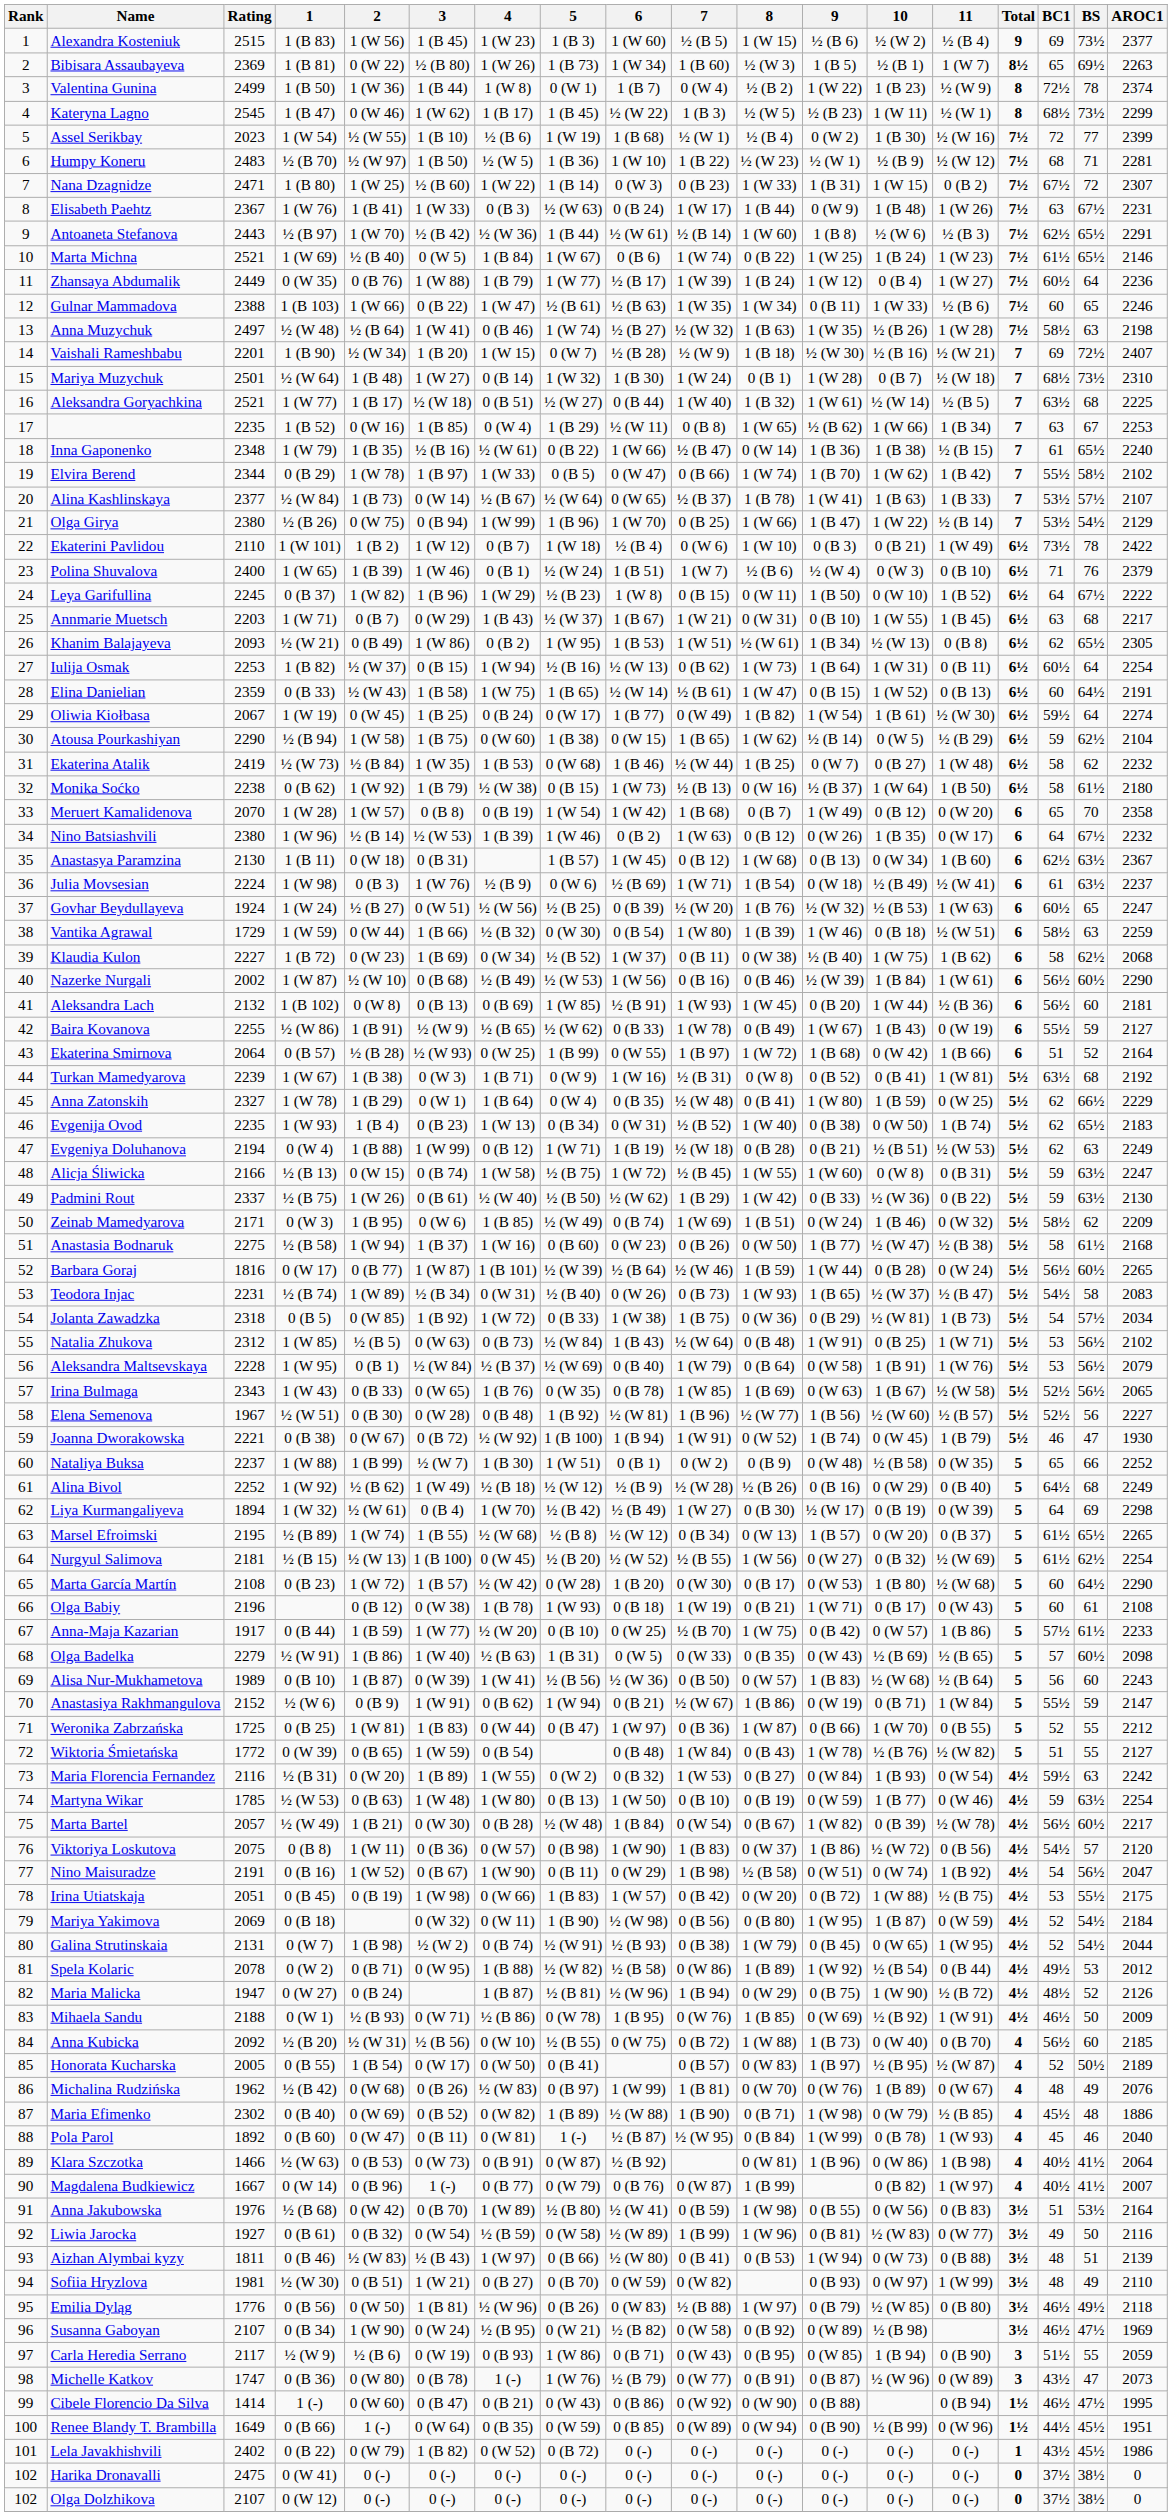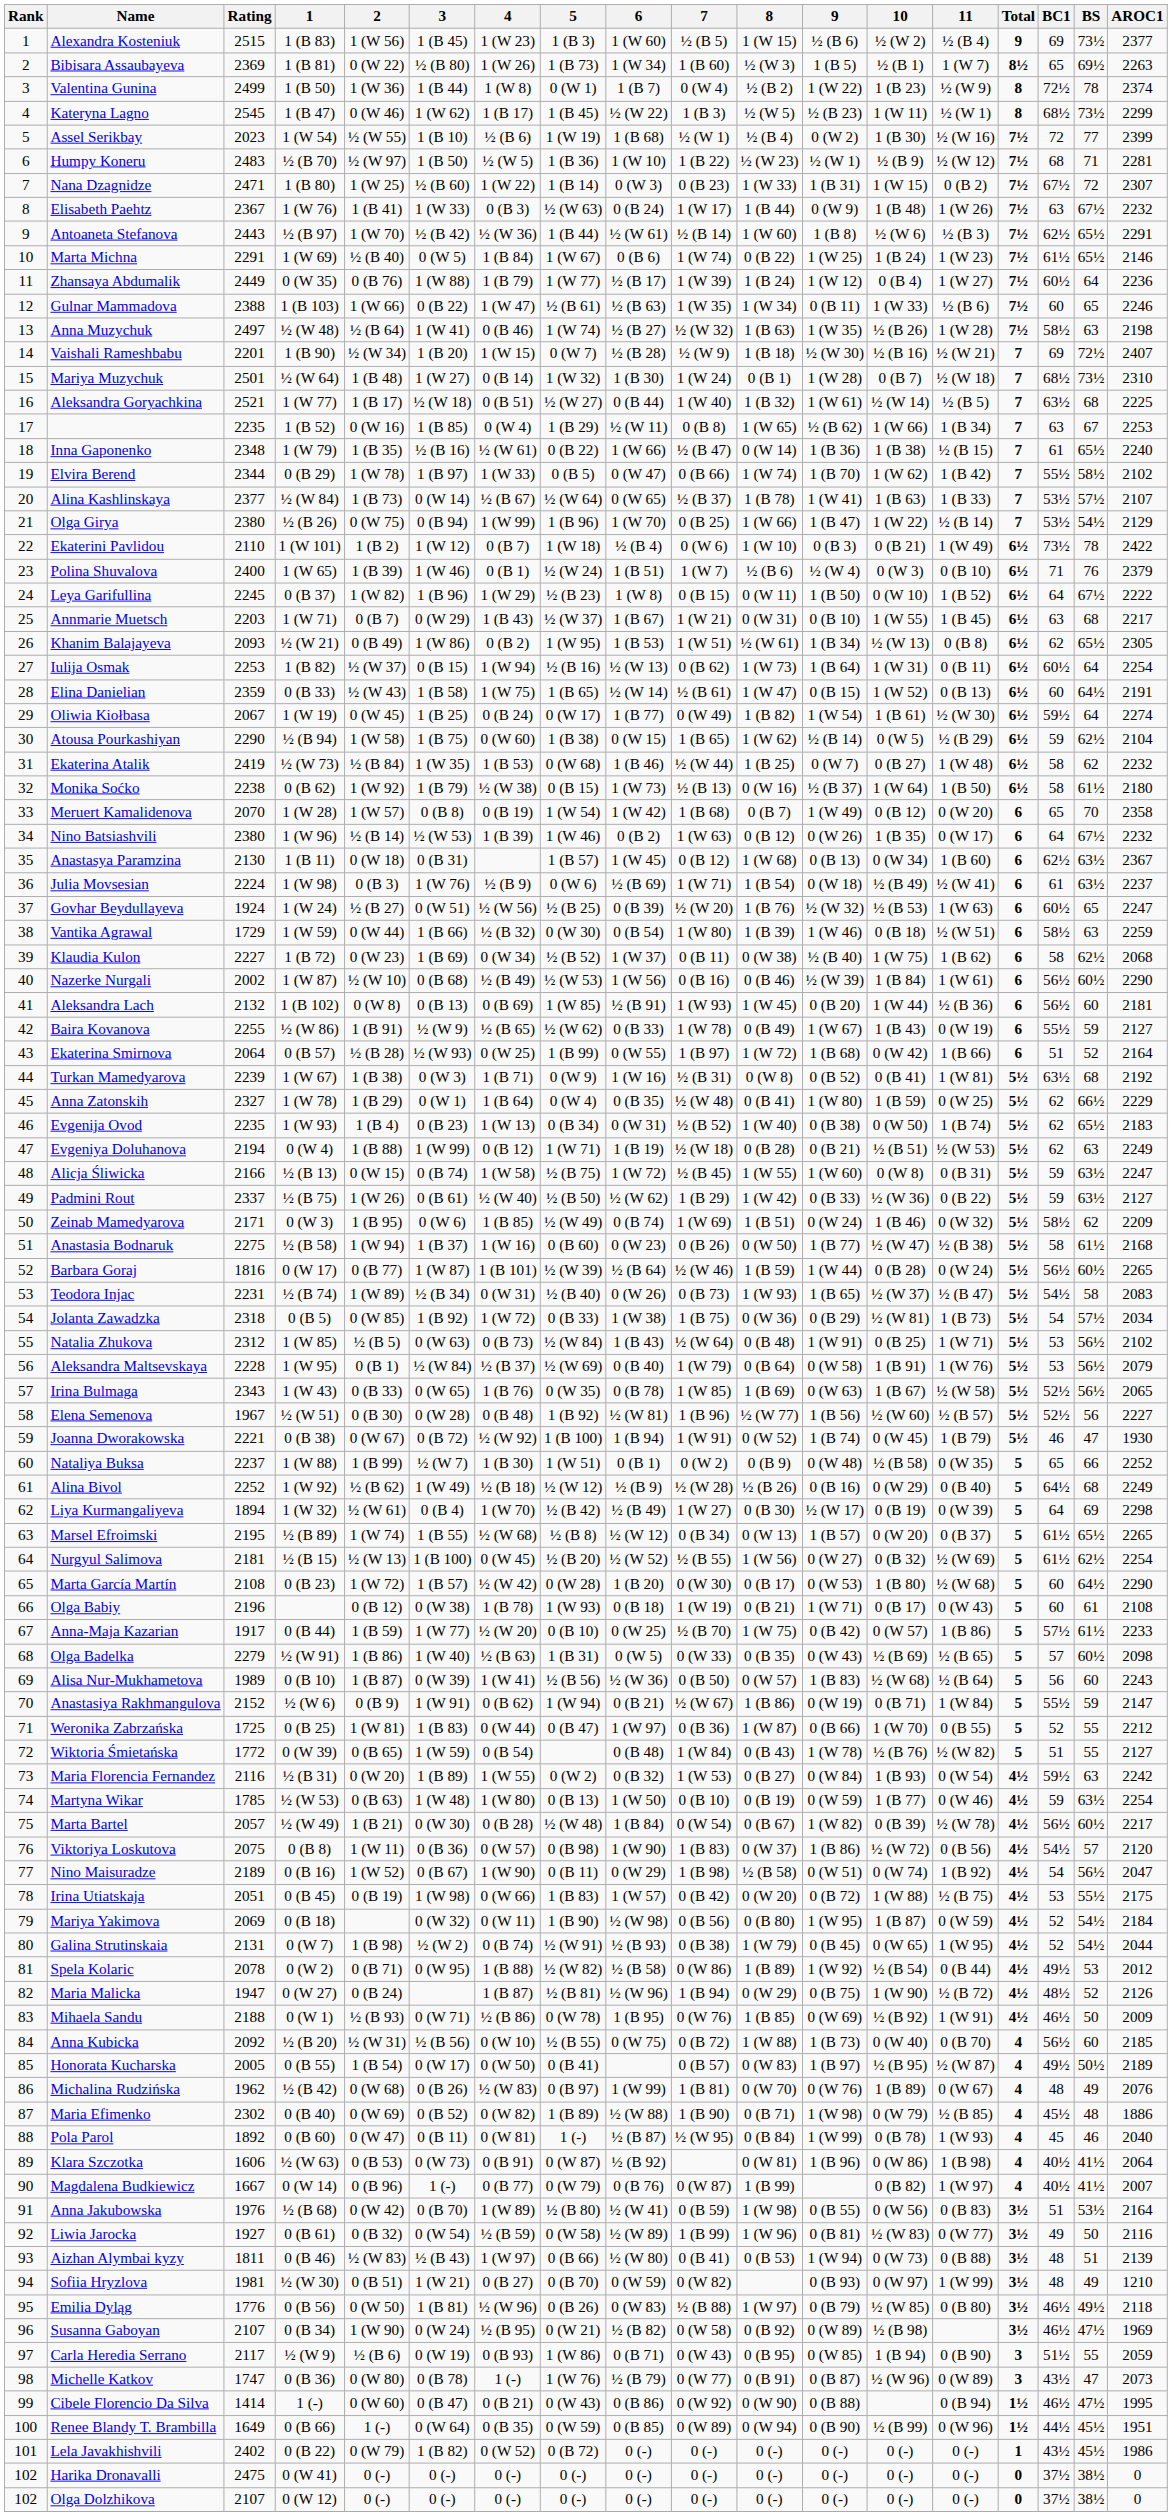(1137, 209) 2231 -> (1137, 209) 2232
(250, 257) 2521 -> (250, 257) 2291
(1137, 1197) 2130 -> (1137, 1197) 2127
(250, 1872) 2191 -> (250, 1872) 2189
(1056, 2065) 52 -> (1056, 2065) 49½
(250, 2162) 1466 -> (250, 2162) 1606
(1137, 2282) 2110 -> (1137, 2282) 1210
